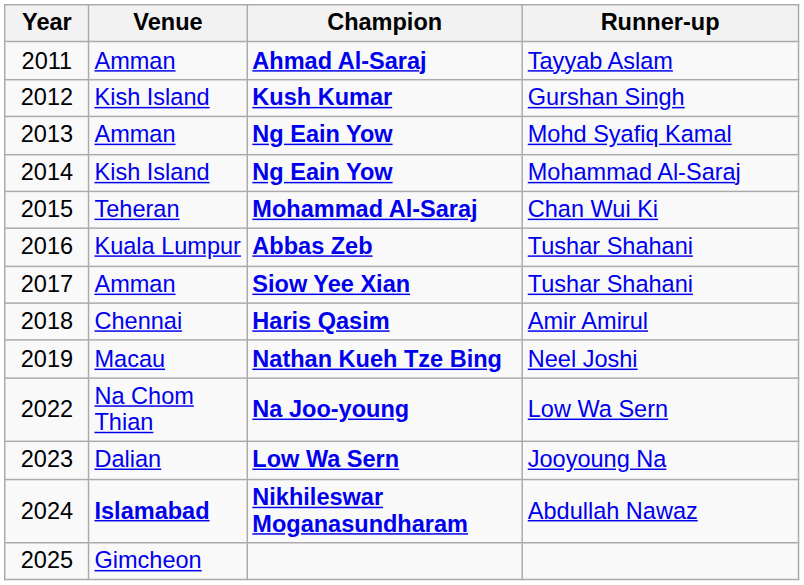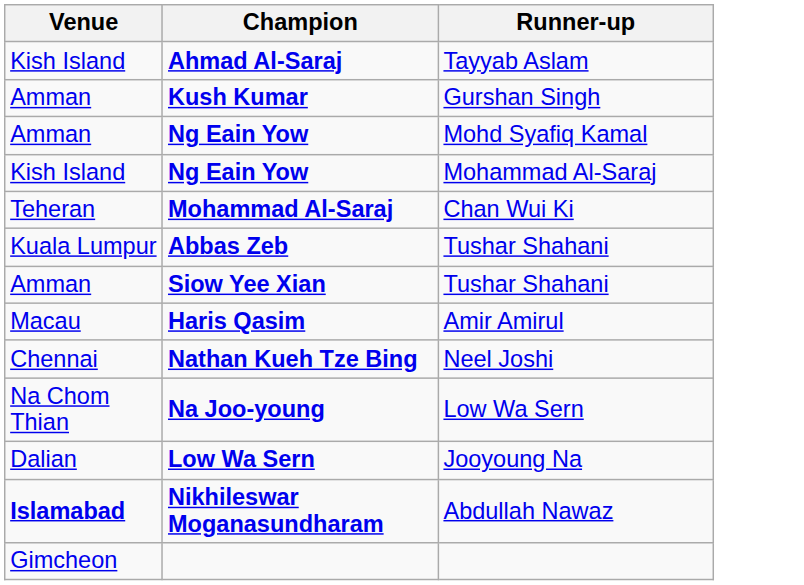- column: (47, 23)
(135, 60) Amman -> (68, 60) Kish Island
(152, 97) Kish Island -> (51, 97) Amman
(138, 321) Chennai -> (45, 321) Macau
(130, 358) Macau -> (54, 358) Chennai
